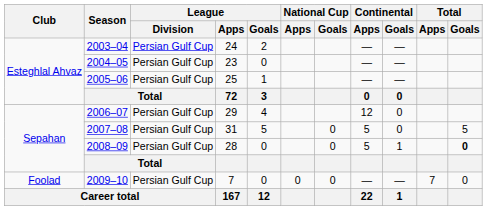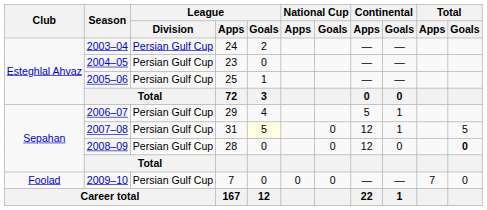(367, 113) 12 -> (367, 113) 5
(399, 113) 0 -> (399, 113) 1
(264, 130) no background -> (264, 130) lightyellow background
(367, 130) 5 -> (367, 130) 12
(399, 130) 0 -> (399, 130) 1
(367, 146) 5 -> (367, 146) 12
(399, 146) 1 -> (399, 146) 0
